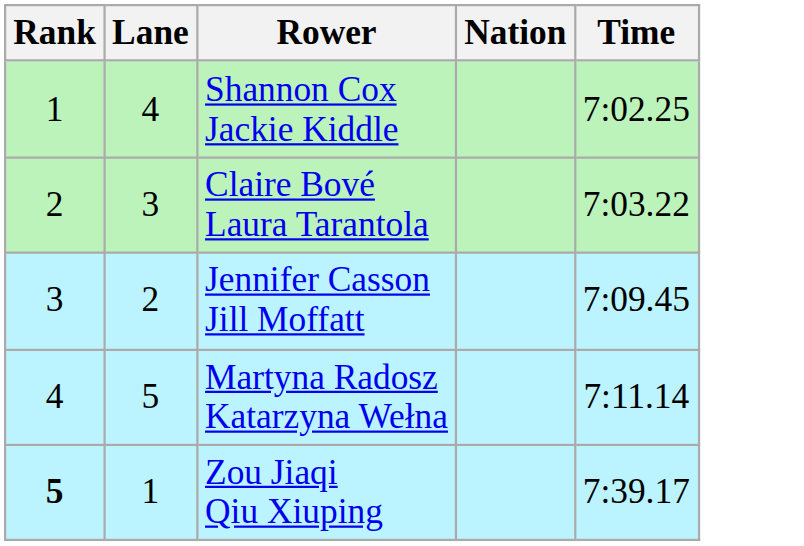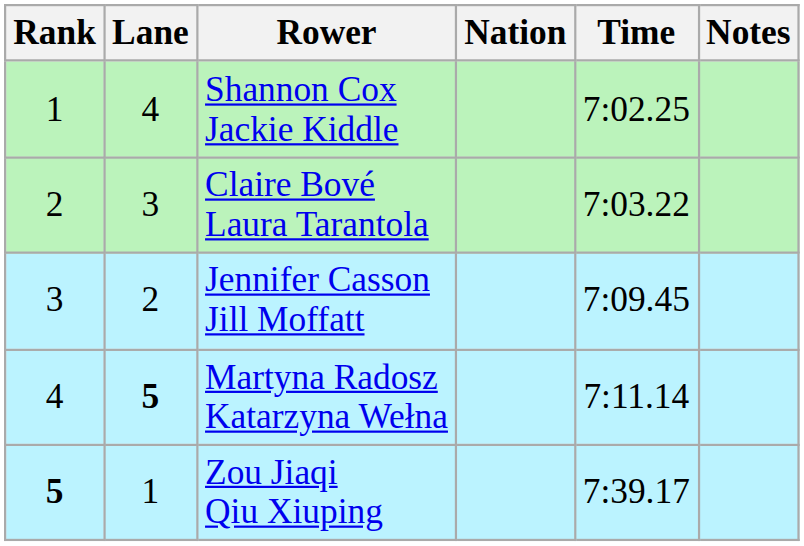+ column: (748, 32)
(150, 396) normal -> (150, 396) bold
